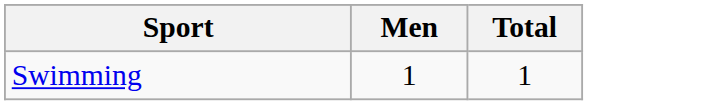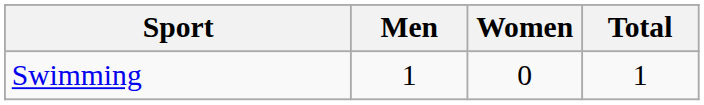+ column: (525, 27)
